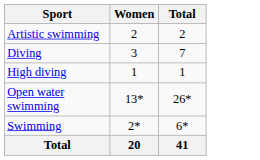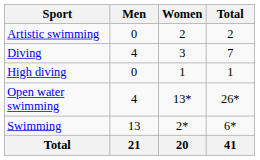+ column: (134, 14)
